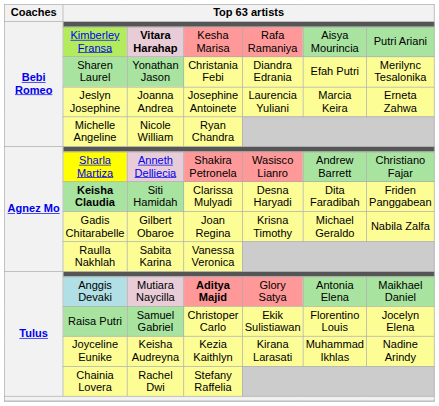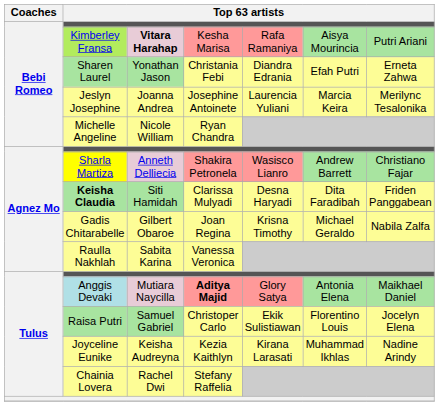(400, 71) Merilync Tesalonika -> (400, 71) Erneta Zahwa
(400, 101) Erneta Zahwa -> (400, 101) Merilync Tesalonika
